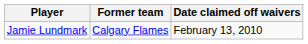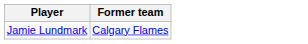- column: (237, 13)
